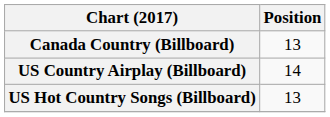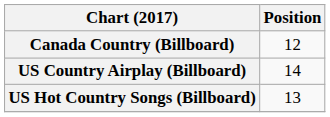(292, 44) 13 -> (292, 44) 12
